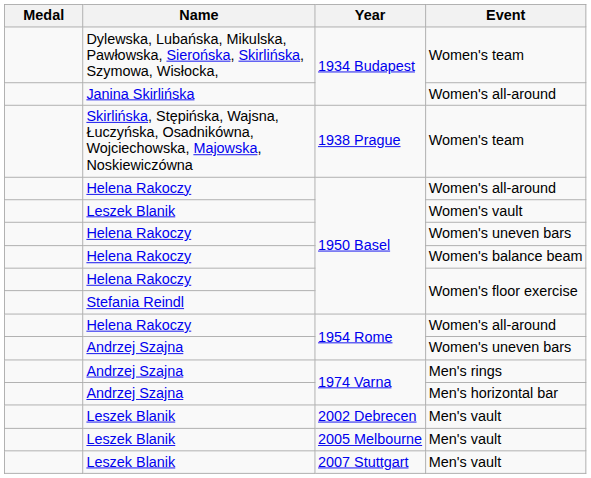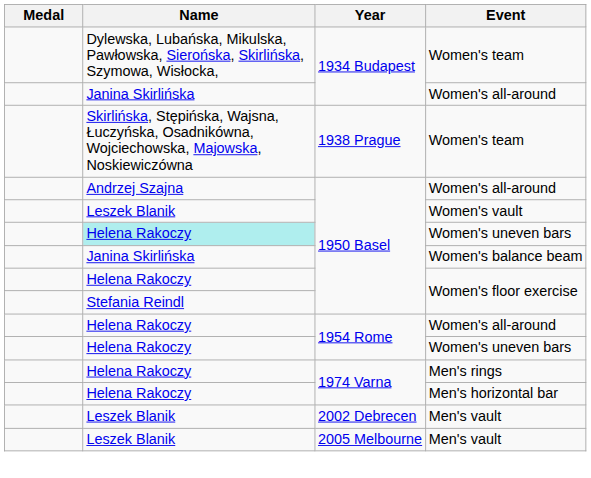(139, 188) Helena Rakoczy -> (135, 188) Andrzej Szajna
(139, 233) no background -> (139, 233) paleturquoise background
(139, 256) Helena Rakoczy -> (140, 256) Janina Skirlińska
(135, 348) Andrzej Szajna -> (139, 348) Helena Rakoczy
(135, 370) Andrzej Szajna -> (139, 370) Helena Rakoczy
(135, 393) Andrzej Szajna -> (139, 393) Helena Rakoczy
- row: (363, 462)
